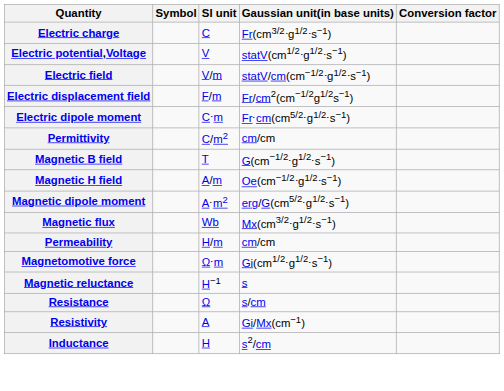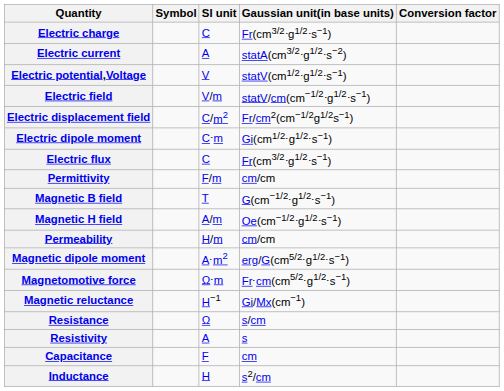+ row: (79, 54)
(212, 96) F/m -> (215, 117) C/m2
(296, 117) Fr⋅cm(cm5/2⋅g1/2⋅s−1) -> (287, 138) Gi(cm1/2⋅g1/2⋅s−1)
+ row: (79, 159)
(215, 138) C/m2 -> (212, 179) F/m
rows swapped: (79, 201) <-> (79, 242)
- row: (79, 222)
(287, 261) Gi(cm1/2⋅g1/2⋅s−1) -> (296, 279) Fr⋅cm(cm5/2⋅g1/2⋅s−1)
(245, 283) s -> (273, 301) Gi/Mx(cm−1)
(273, 322) Gi/Mx(cm−1) -> (245, 338) s
+ row: (79, 356)
